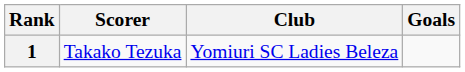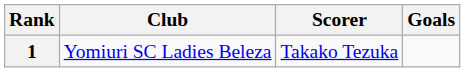columns swapped: (123, 19) <-> (294, 19)
